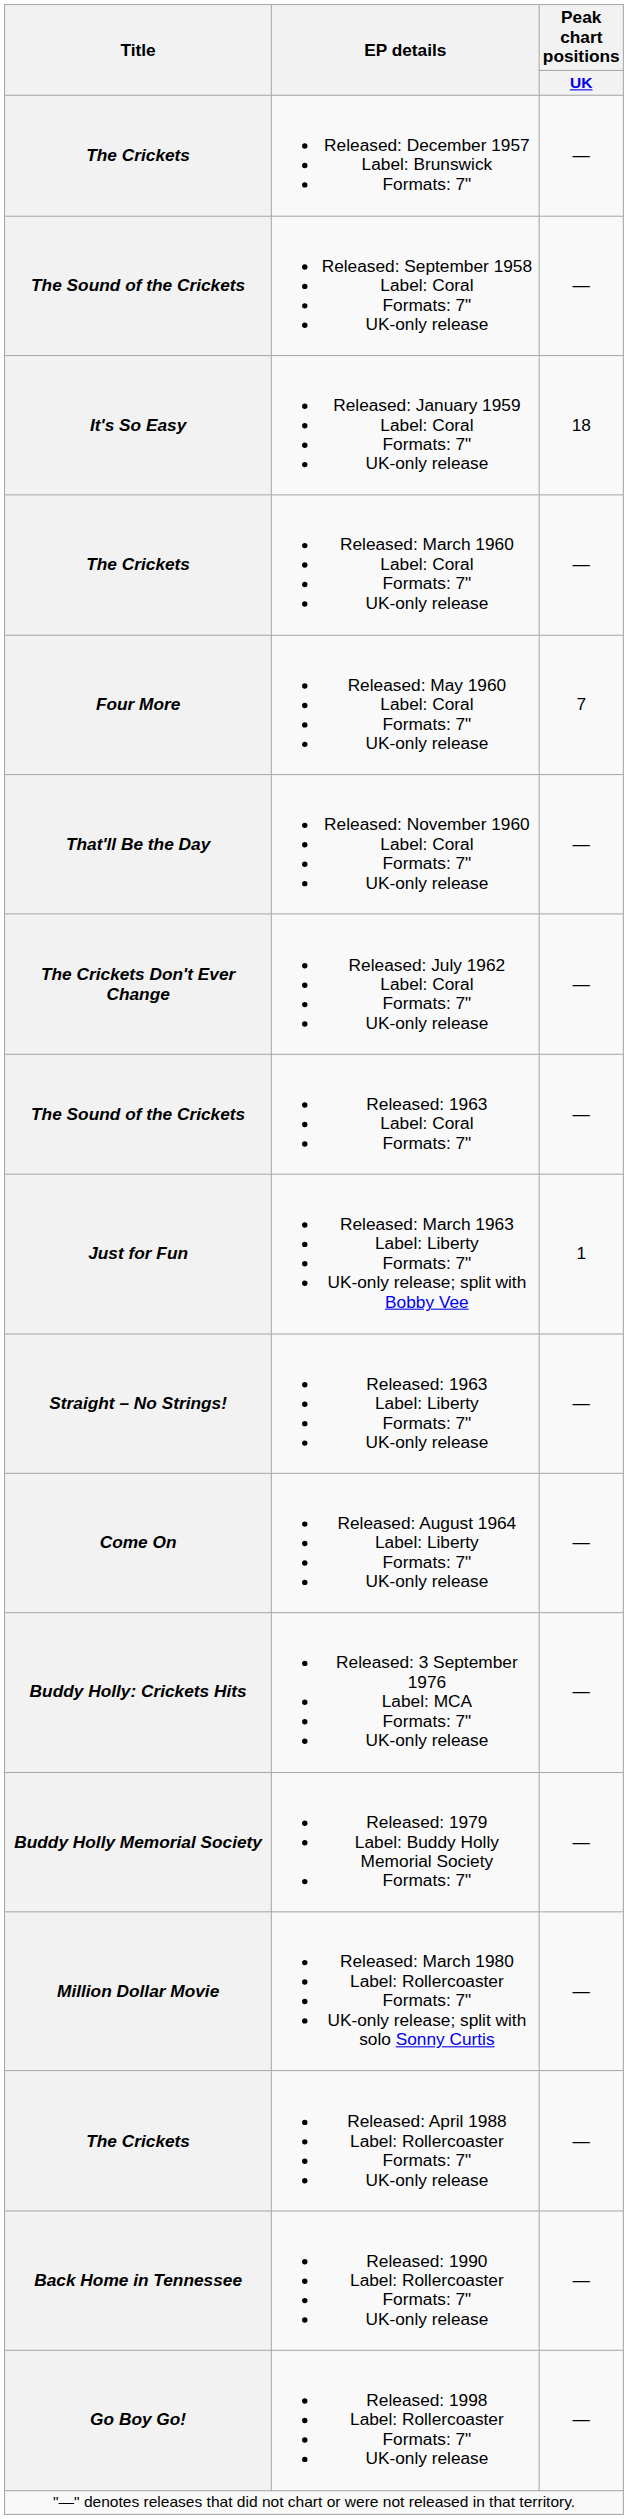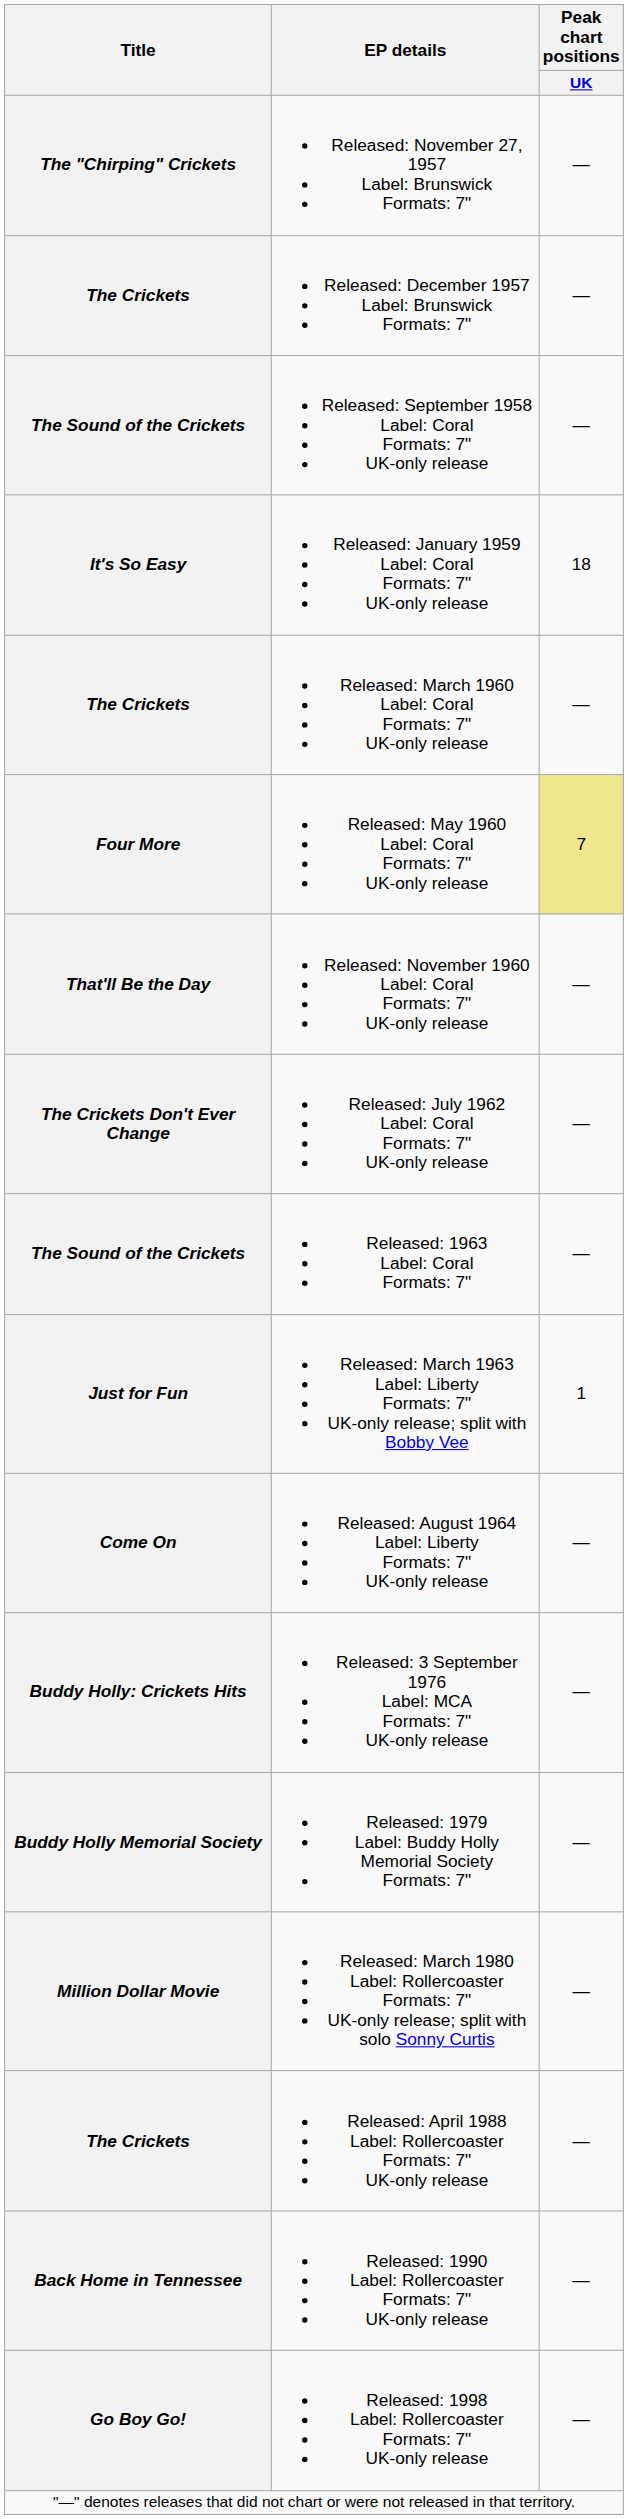+ row: (405, 175)
(581, 704) no background -> (581, 844) khaki background
- row: (405, 1413)
